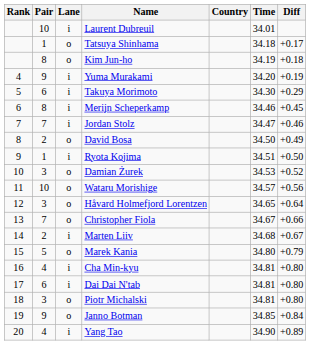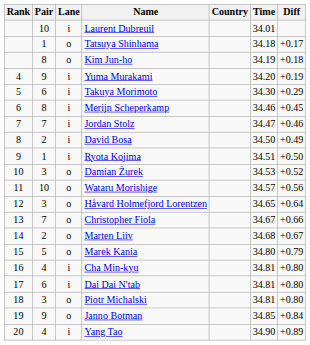(69, 140) o -> (69, 140) i
(69, 236) i -> (69, 236) o
